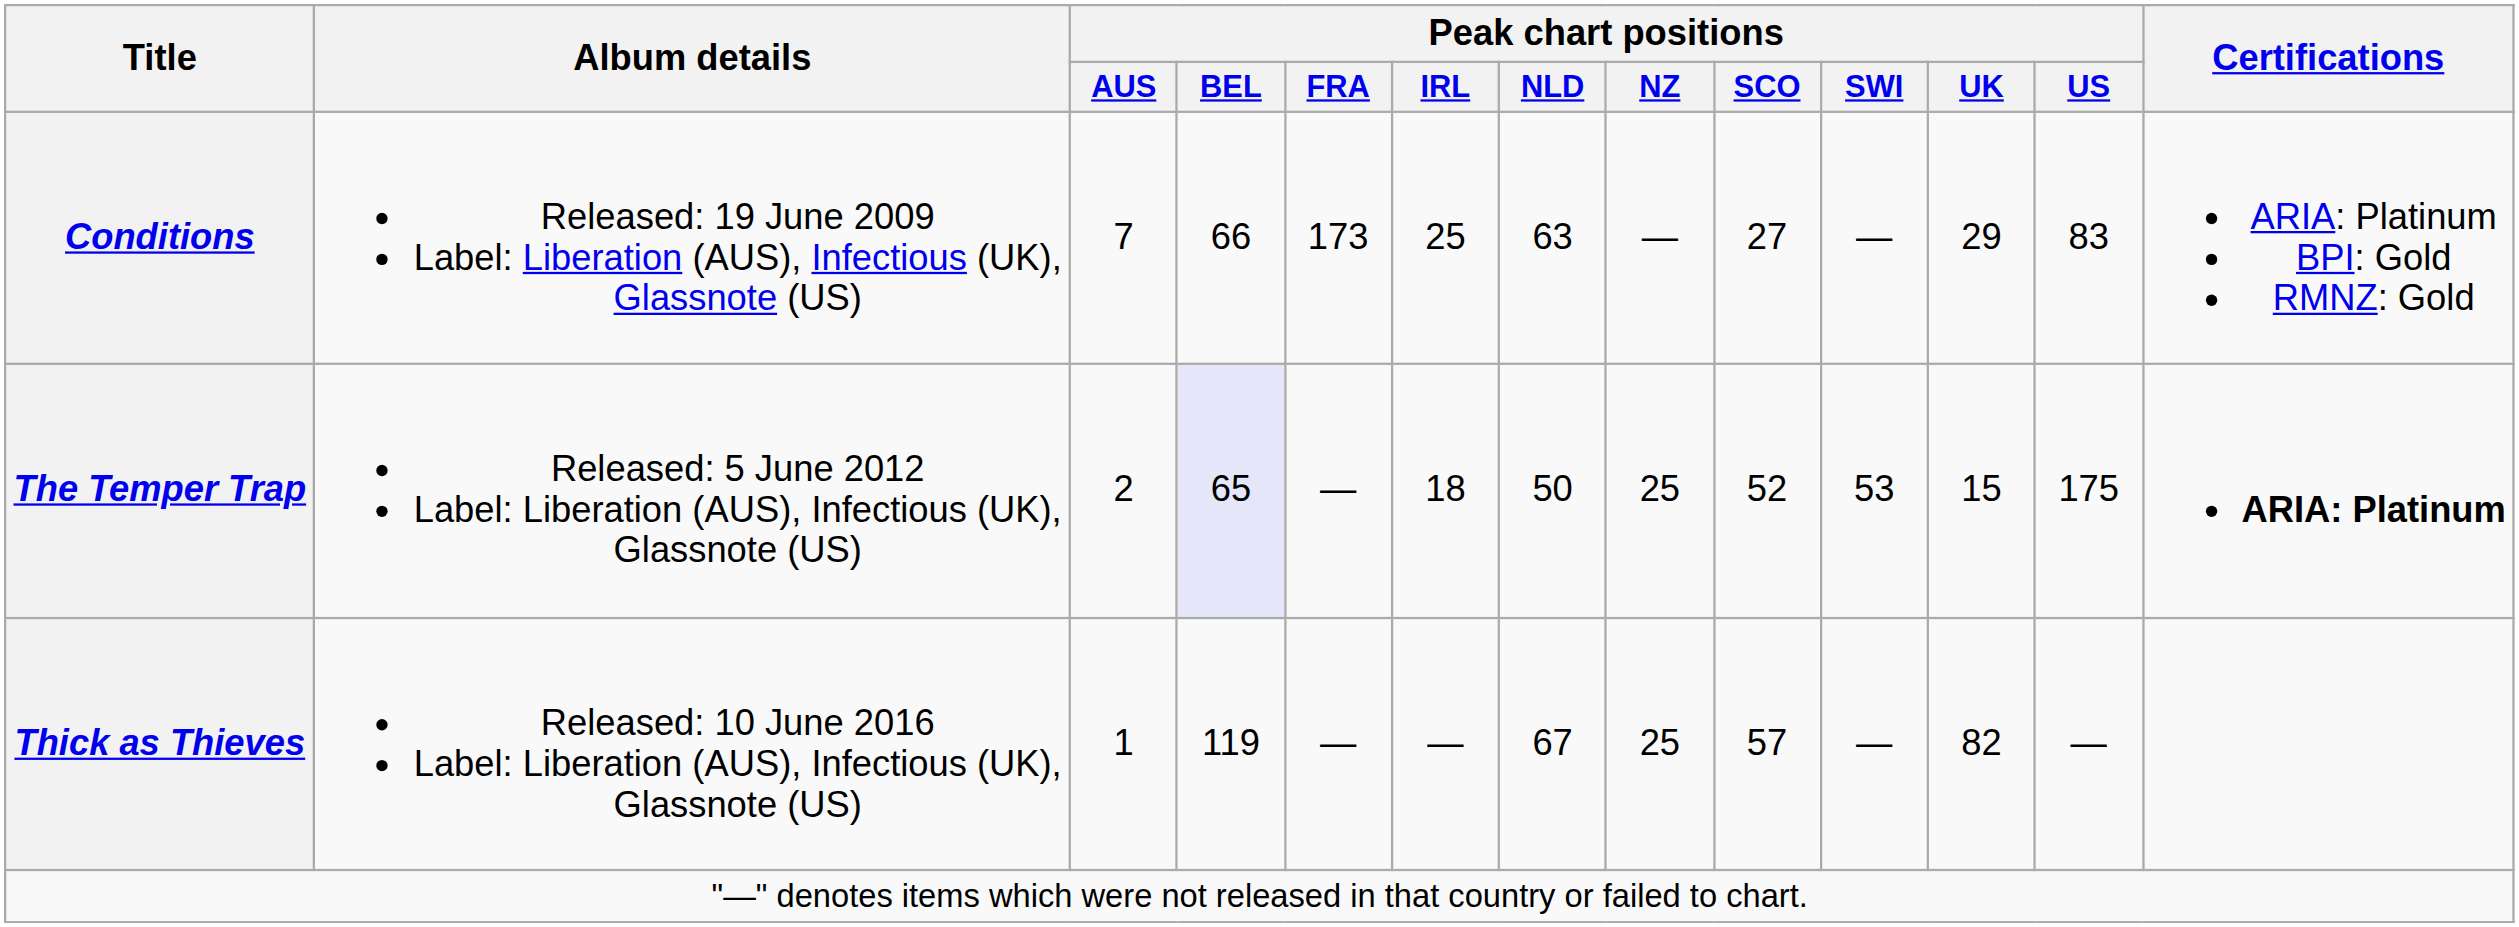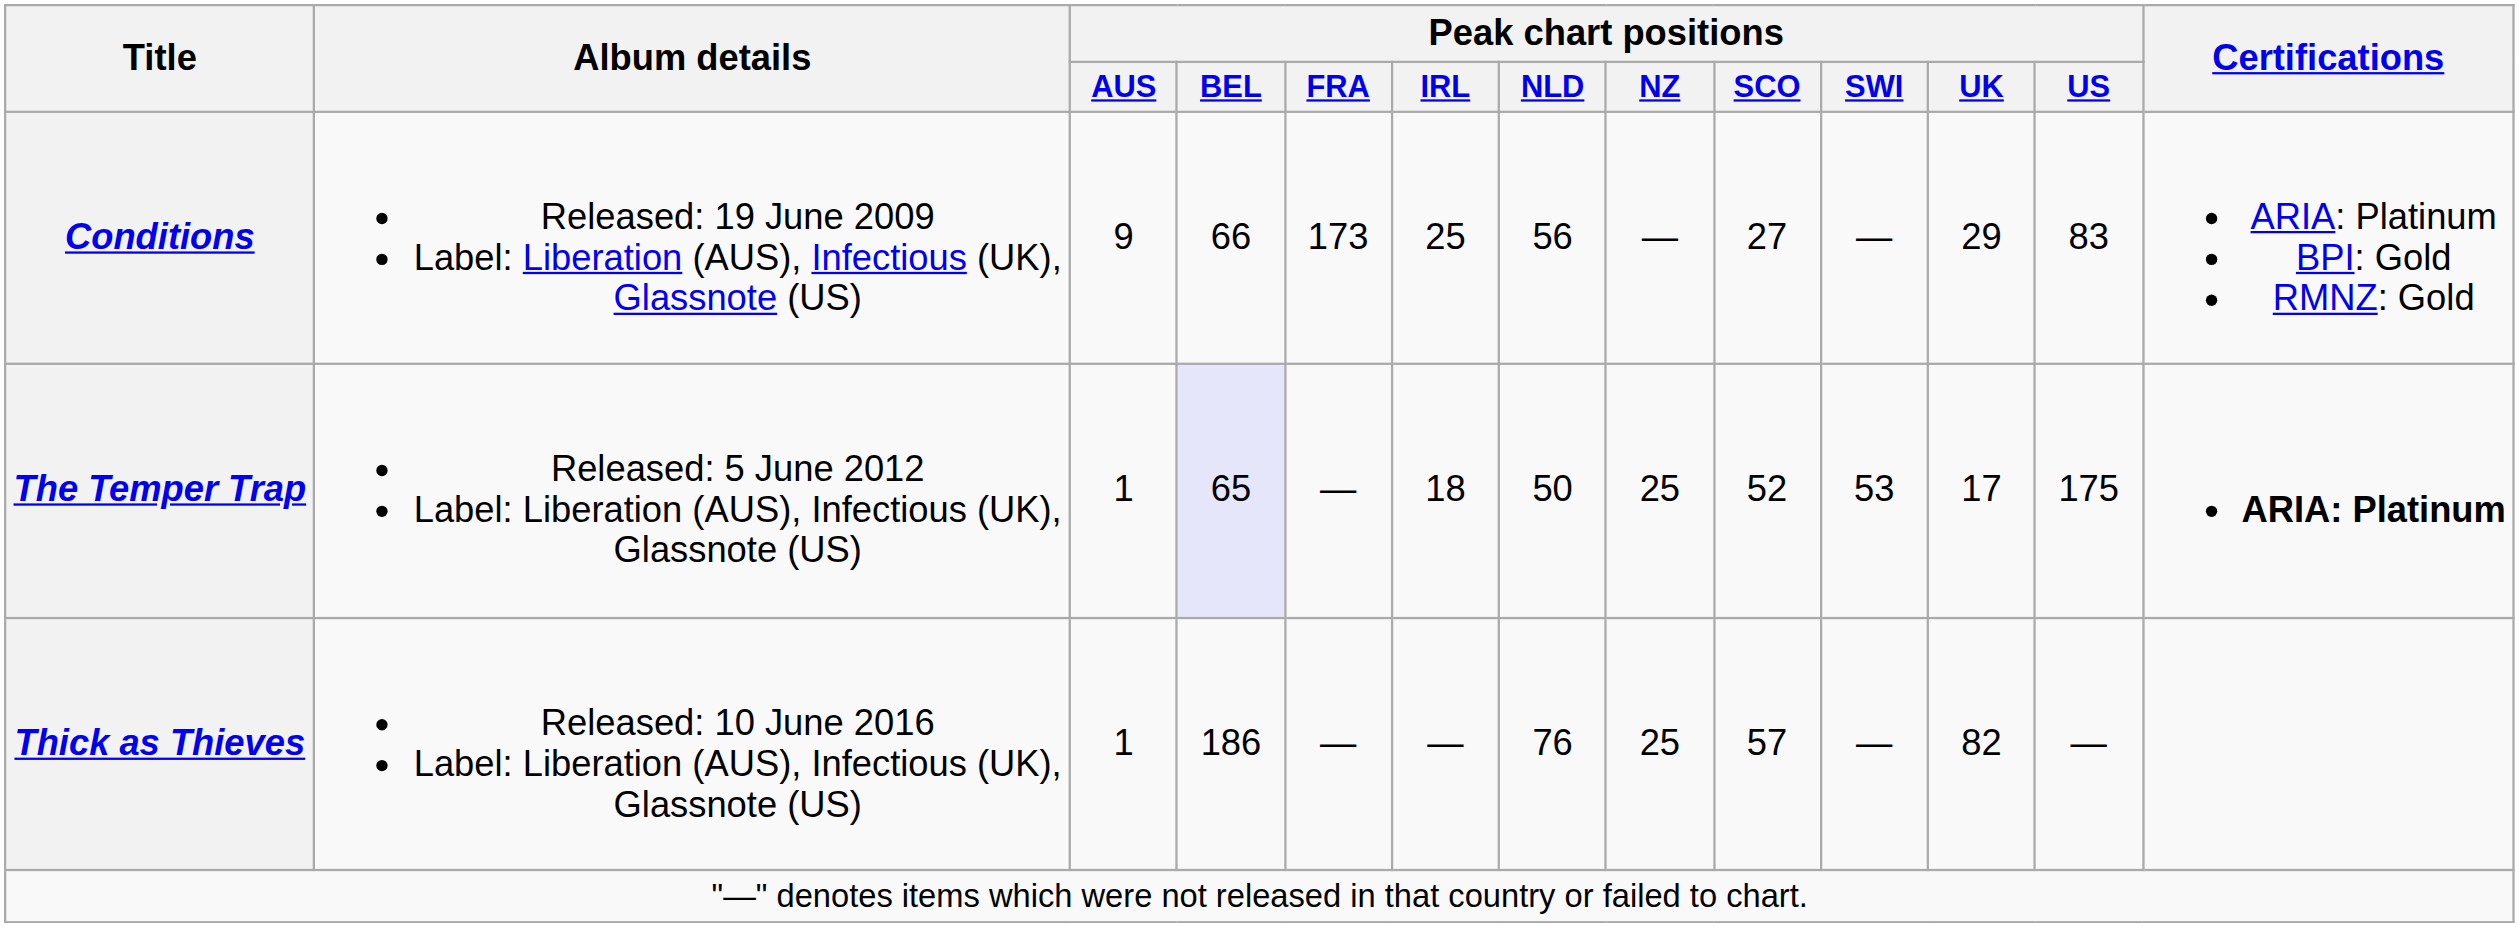(1124, 237) 7 -> (1124, 237) 9
(1553, 237) 63 -> (1553, 237) 56
(1124, 489) 2 -> (1124, 489) 1
(1982, 489) 15 -> (1982, 489) 17
(1231, 742) 119 -> (1231, 742) 186
(1553, 742) 67 -> (1553, 742) 76
